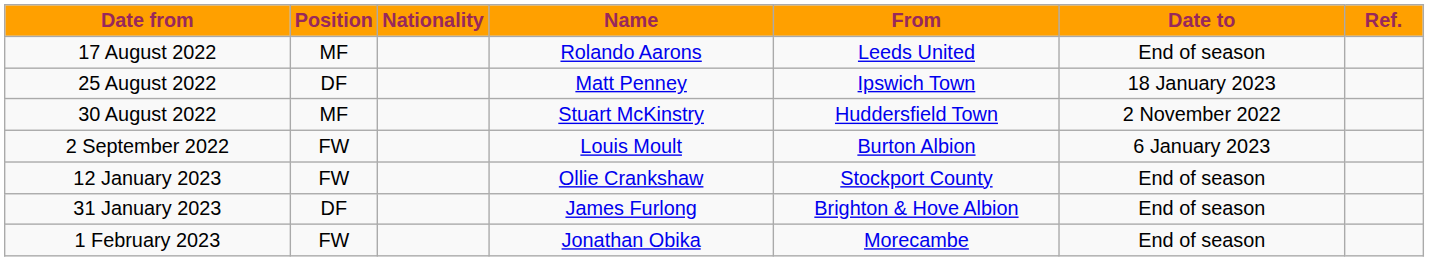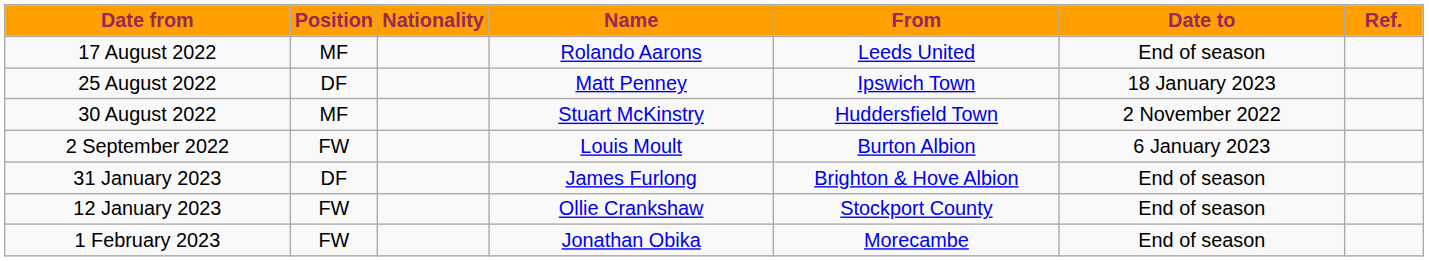rows swapped: (147, 178) <-> (147, 209)
